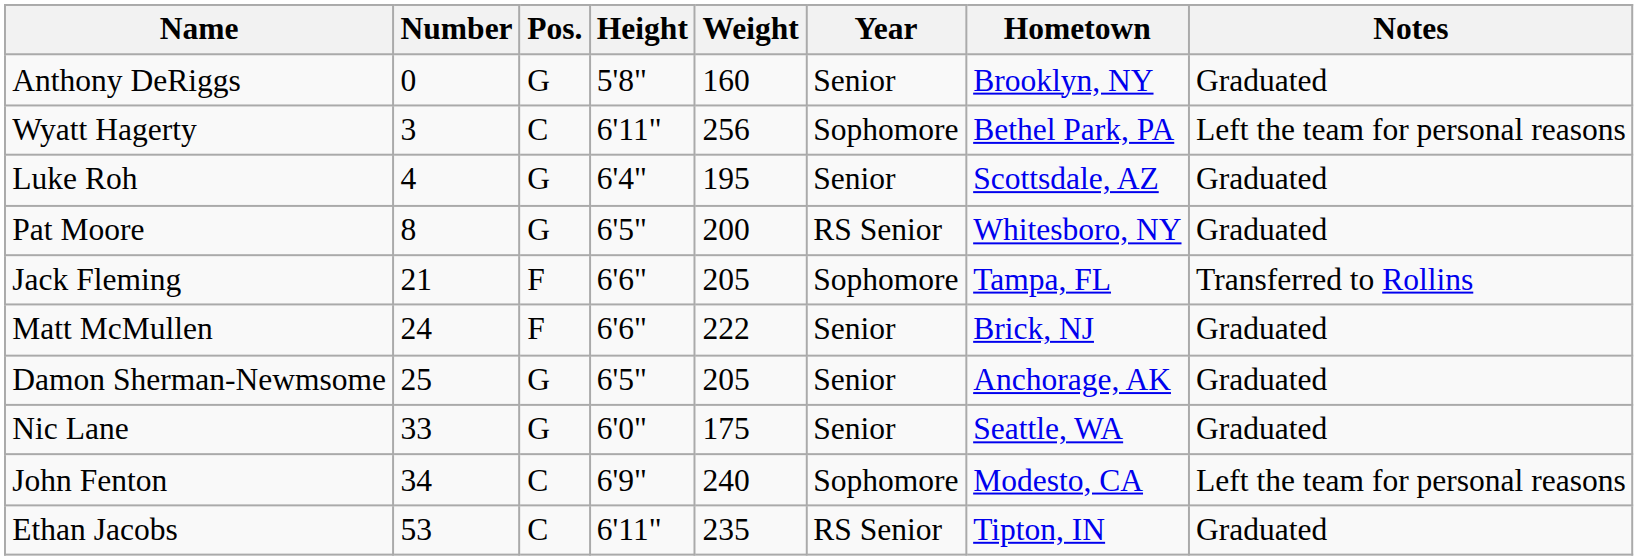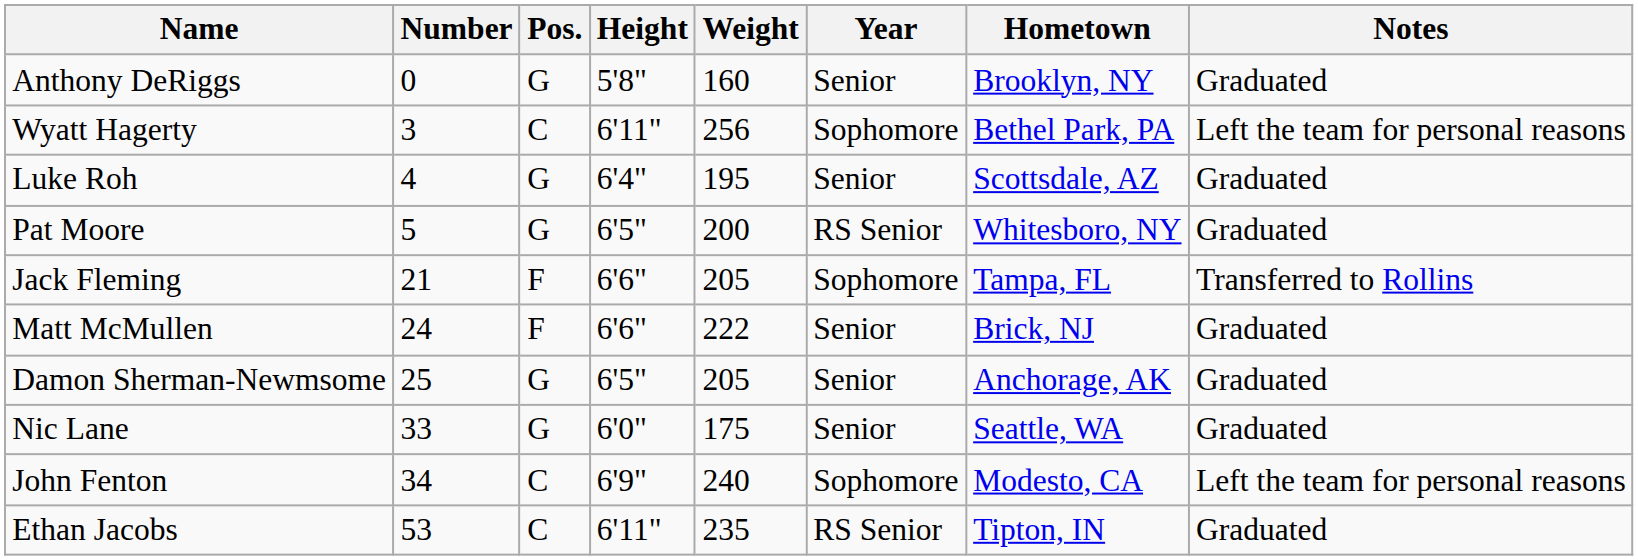(408, 229) 8 -> (408, 229) 5
